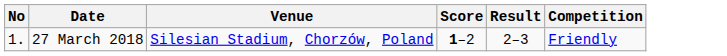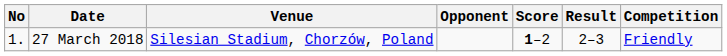+ column: (475, 16)
